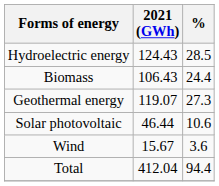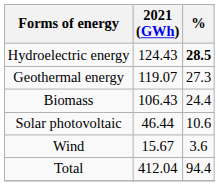(199, 54) normal -> (199, 54) bold
rows swapped: (69, 100) <-> (69, 77)
